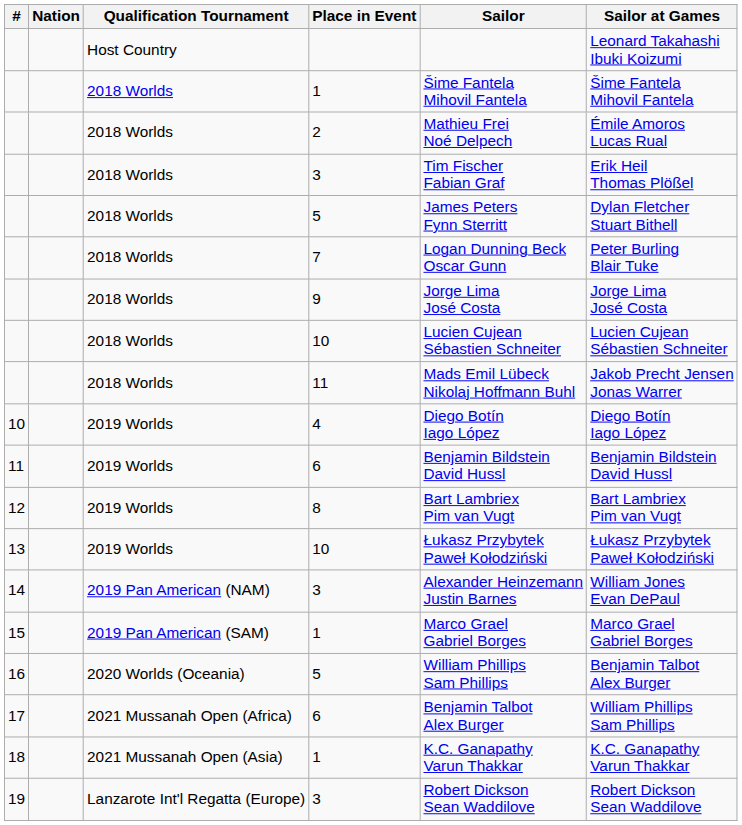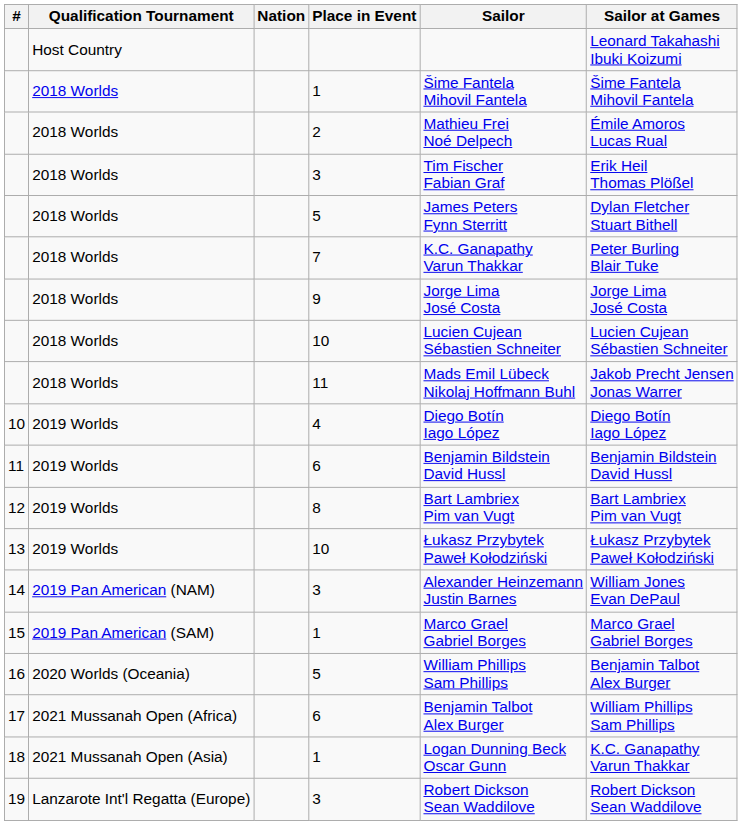columns swapped: (56, 16) <-> (196, 16)
(495, 257) Logan Dunning Beck Oscar Gunn -> (478, 257) K.C. Ganapathy Varun Thakkar
(478, 757) K.C. Ganapathy Varun Thakkar -> (495, 757) Logan Dunning Beck Oscar Gunn
